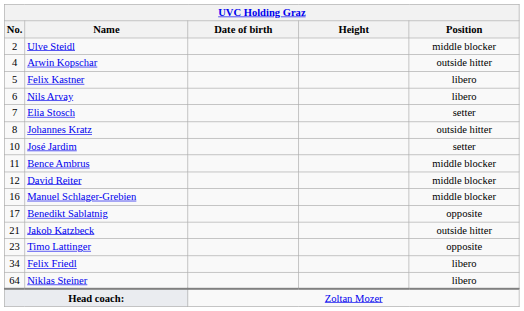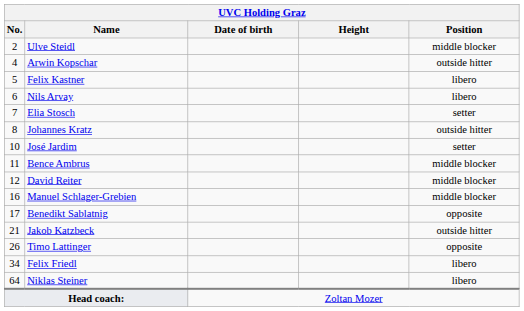(15, 247) 23 -> (15, 247) 26
